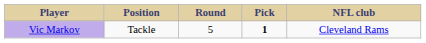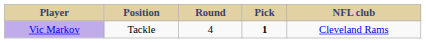(210, 29) 5 -> (210, 29) 4
